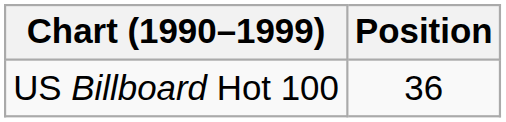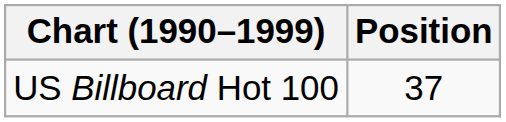(424, 87) 36 -> (424, 87) 37
